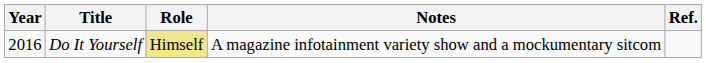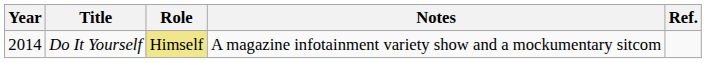(25, 44) 2016 -> (25, 44) 2014
